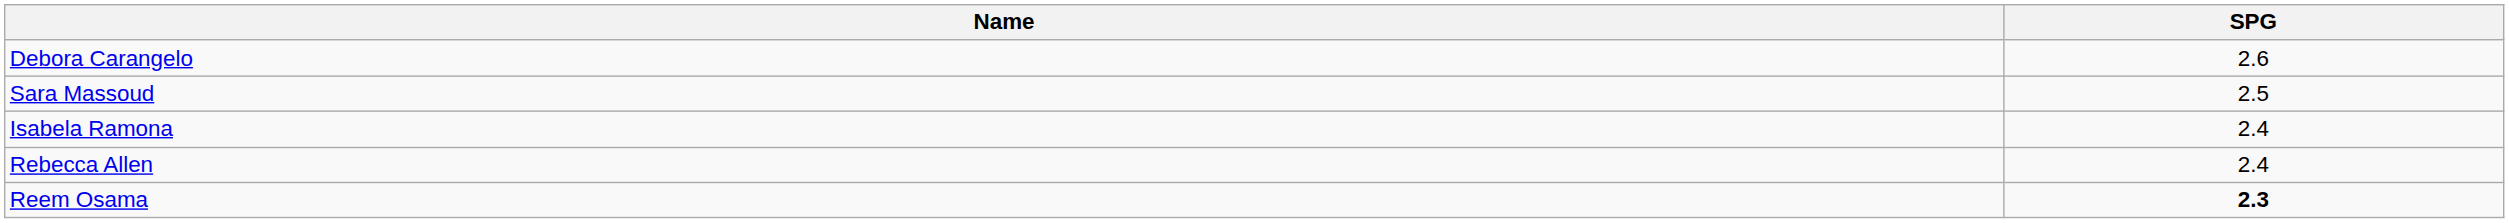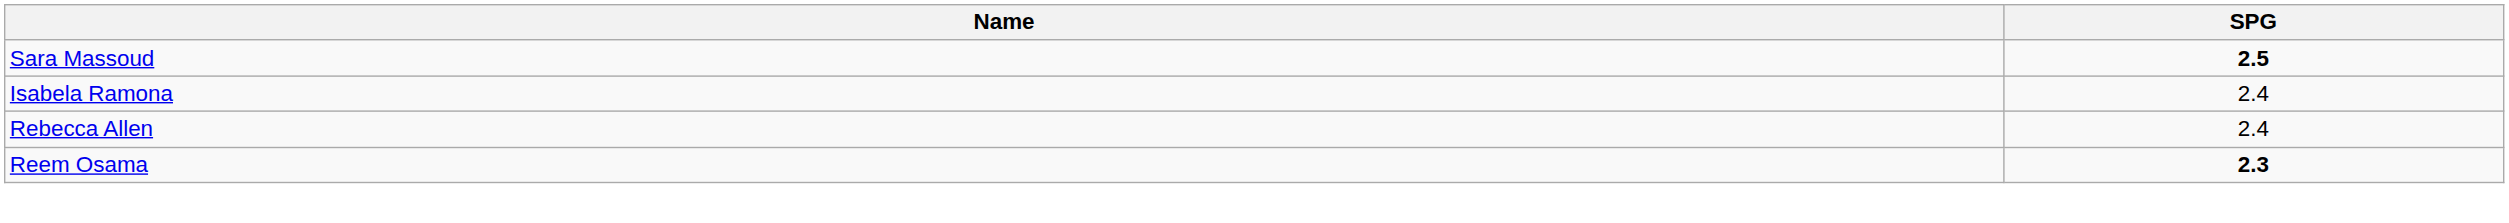- row: (101, 57)
(2253, 93) normal -> (2253, 57) bold
